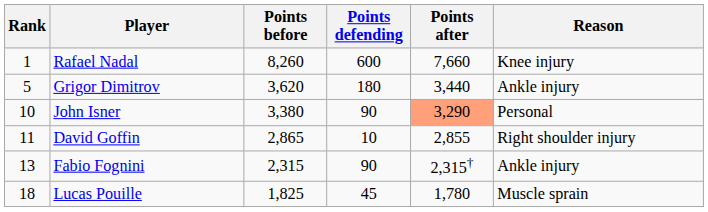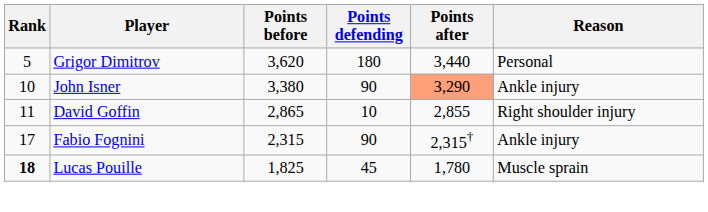- row: (96, 61)
(538, 86) Ankle injury -> (525, 61) Personal
(525, 112) Personal -> (538, 86) Ankle injury
(27, 165) 13 -> (27, 140) 17
(27, 193) normal -> (27, 168) bold
